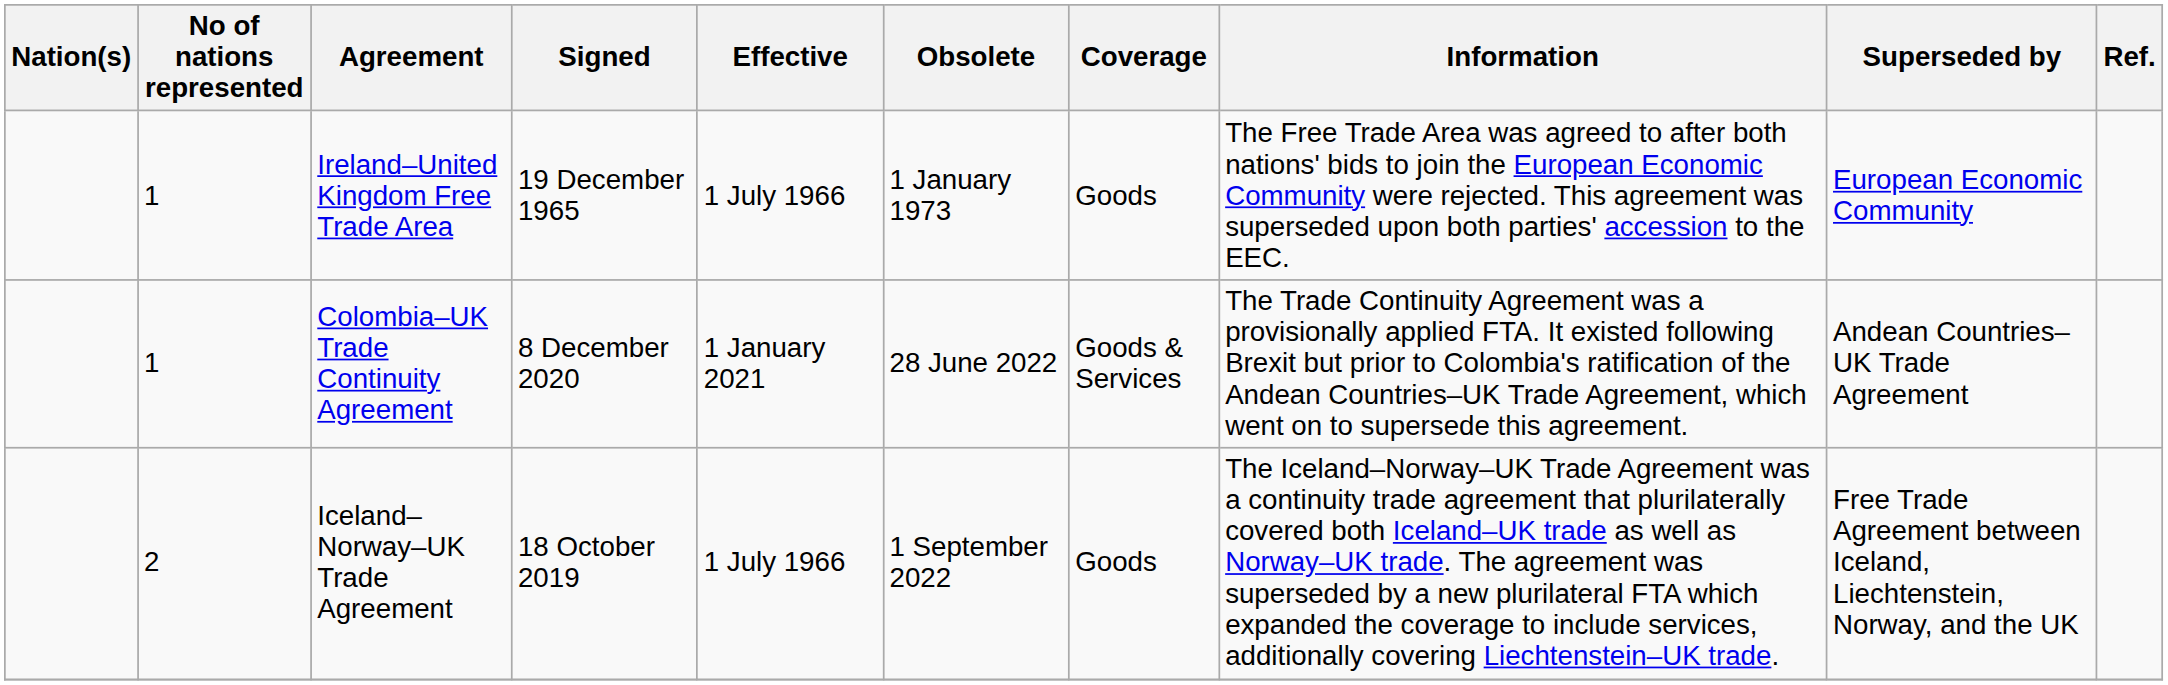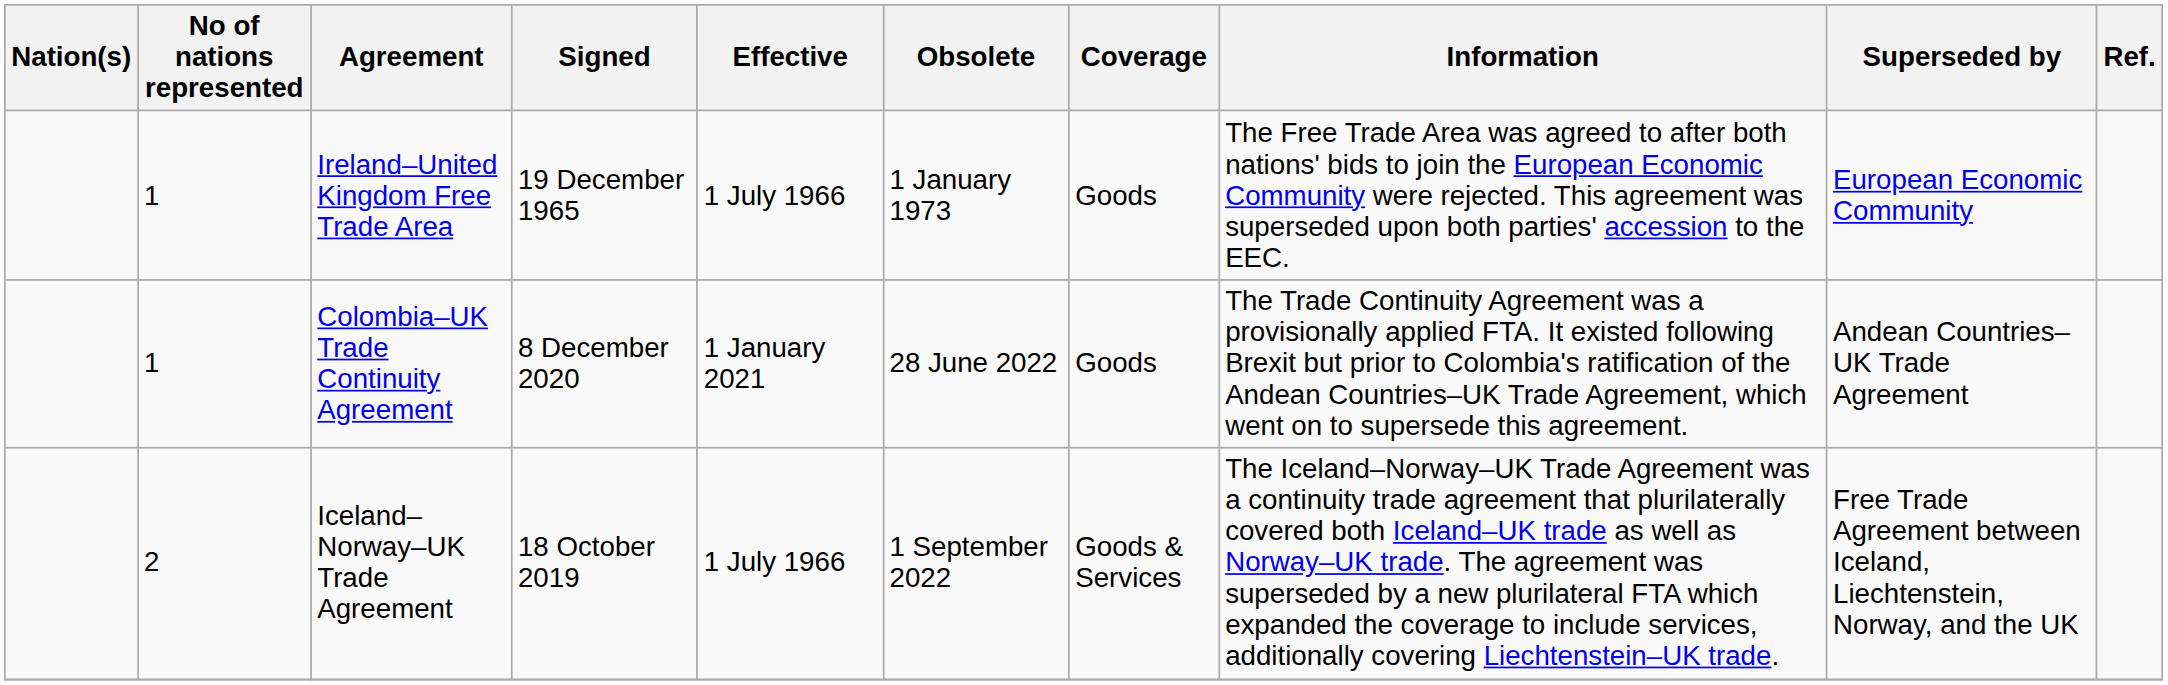(1129, 363) Goods & Services -> (1116, 363) Goods
(1116, 562) Goods -> (1129, 562) Goods & Services
